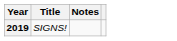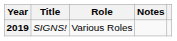+ column: (102, 12)
